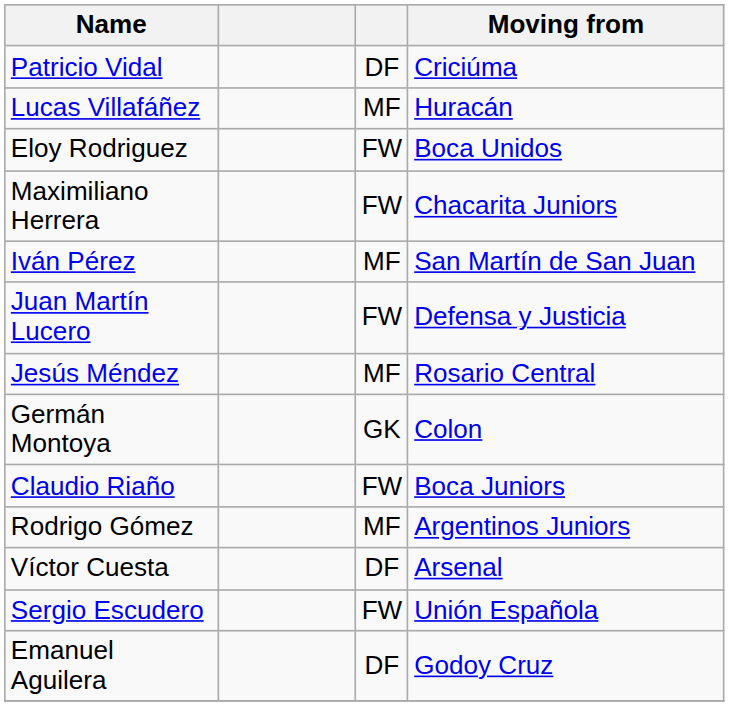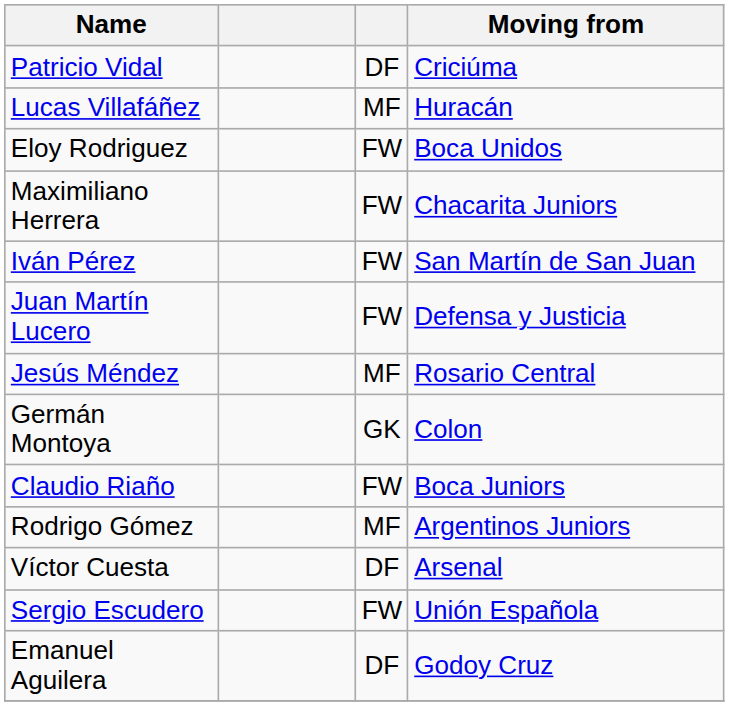(382, 261) MF -> (382, 261) FW
